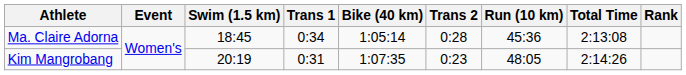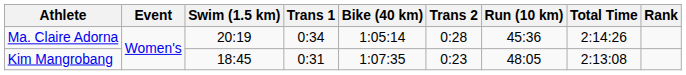(234, 38) 18:45 -> (234, 38) 20:19
(604, 38) 2:13:08 -> (604, 38) 2:14:26
(234, 59) 20:19 -> (234, 59) 18:45
(604, 59) 2:14:26 -> (604, 59) 2:13:08
